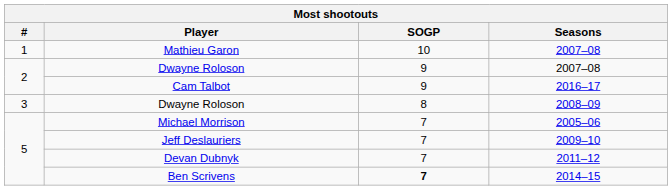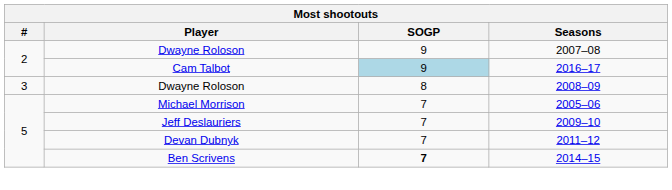- row: (201, 50)
(424, 86) no background -> (424, 68) lightblue background
